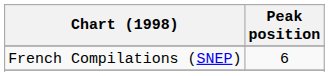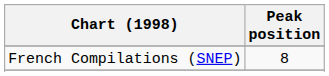(284, 58) 6 -> (284, 58) 8
